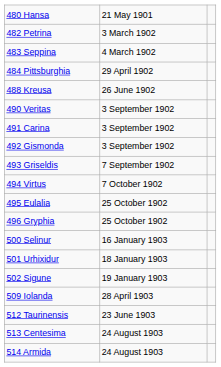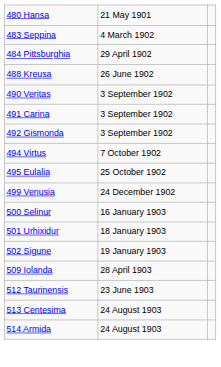- row: (29, 33)
- row: (32, 165)
- row: (30, 221)
+ row: (31, 192)
